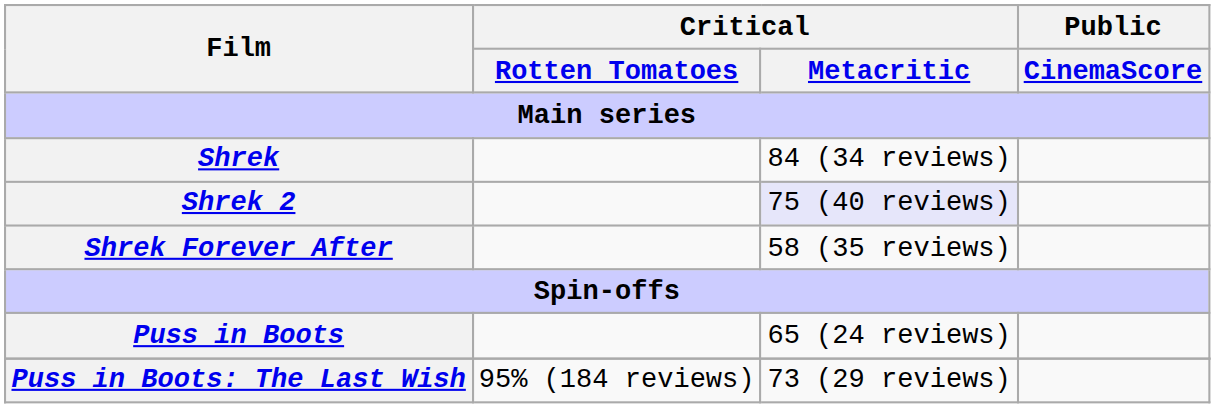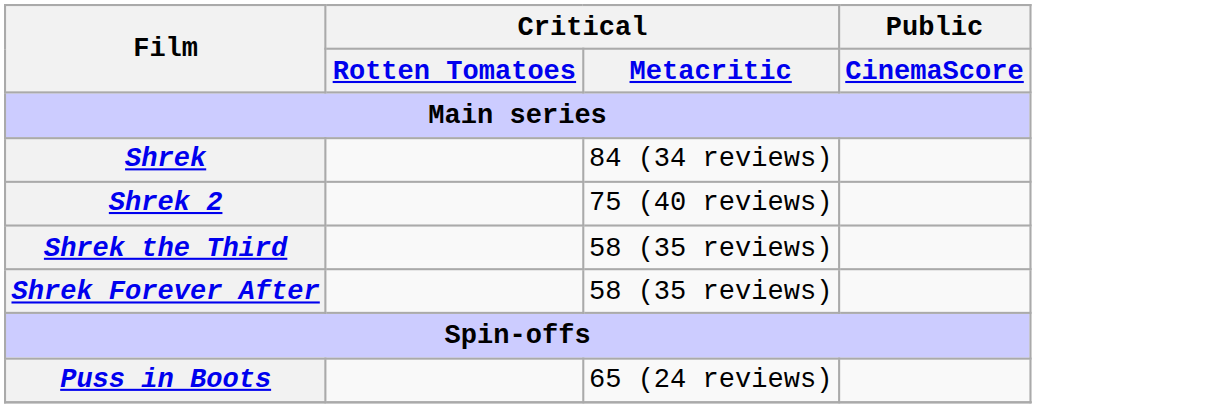(889, 203) lavender background -> (711, 203) no background
+ row: (166, 247)
- row: (239, 380)
